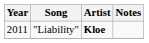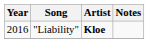(17, 30) 2011 -> (18, 30) 2016
